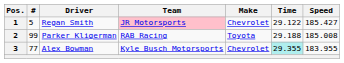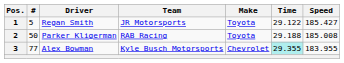(153, 23) pink background -> (153, 23) no background
(248, 23) Chevrolet -> (241, 23) Toyota
(33, 36) 99 -> (33, 36) 50
